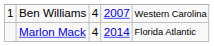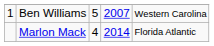(95, 13) 4 -> (95, 13) 5
